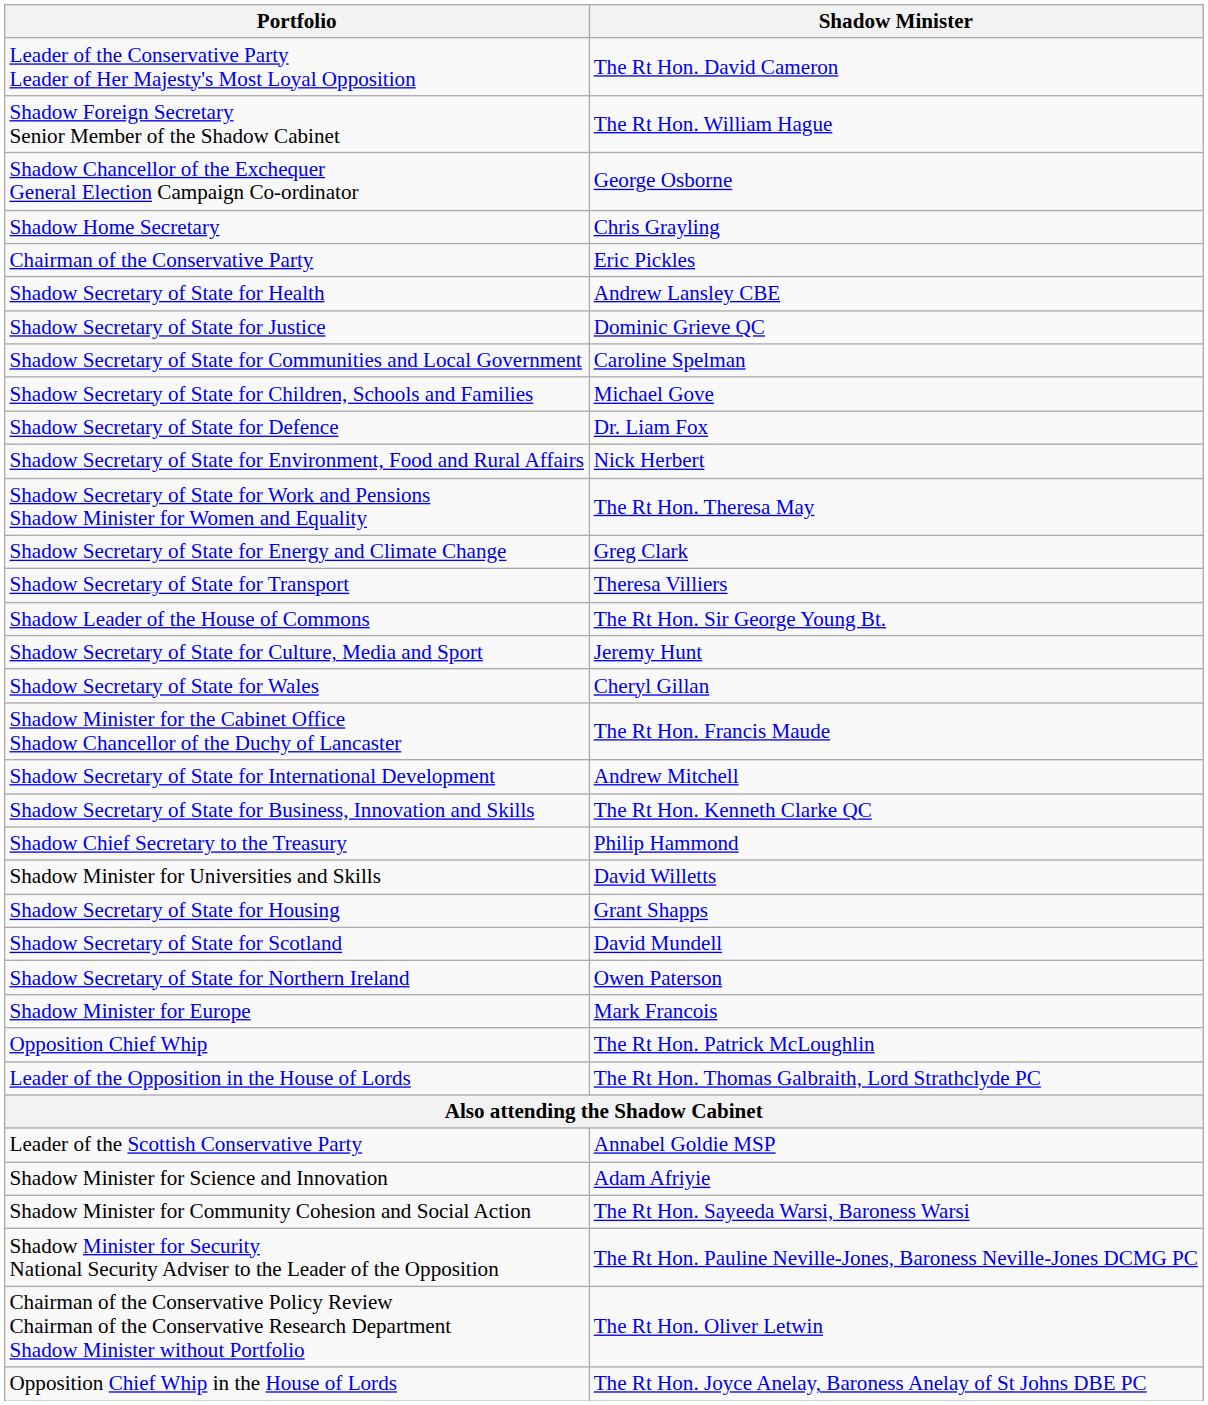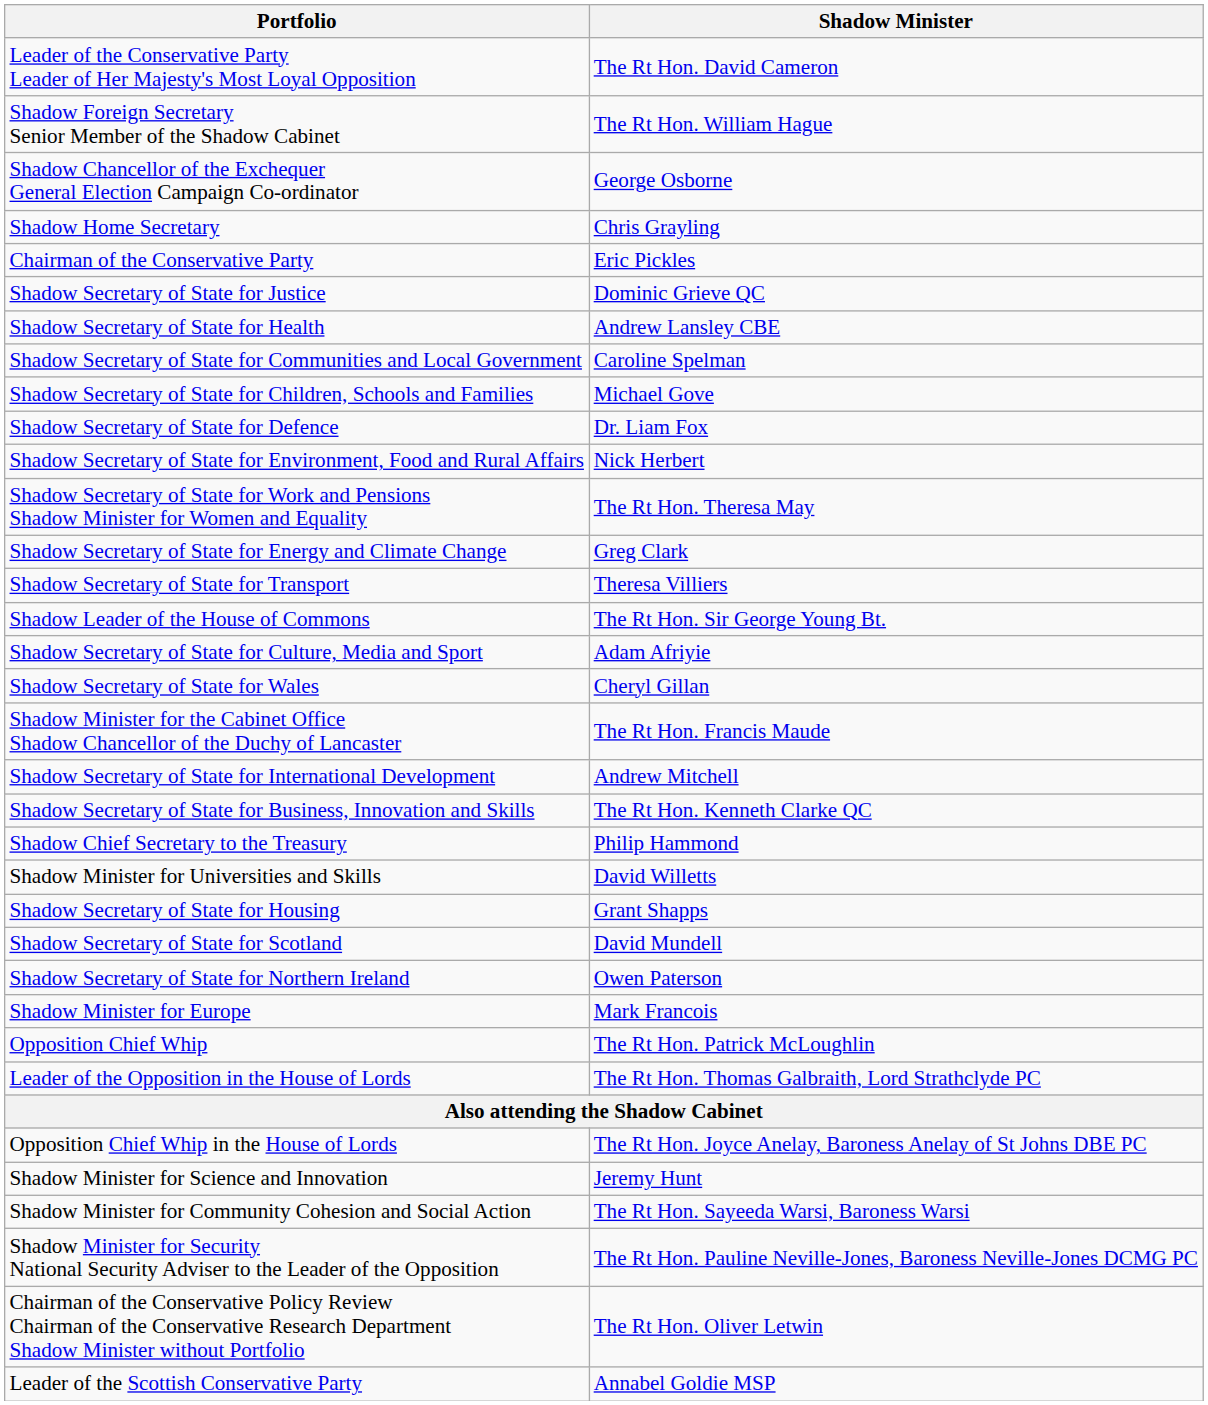rows swapped: (168, 326) <-> (167, 293)
(648, 652) Jeremy Hunt -> (652, 652) Adam Afriyie
rows swapped: (203, 1383) <-> (186, 1144)
(652, 1178) Adam Afriyie -> (648, 1178) Jeremy Hunt
